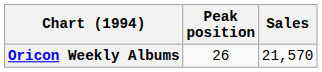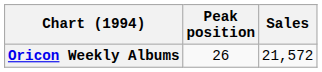(288, 56) 21,570 -> (288, 56) 21,572
